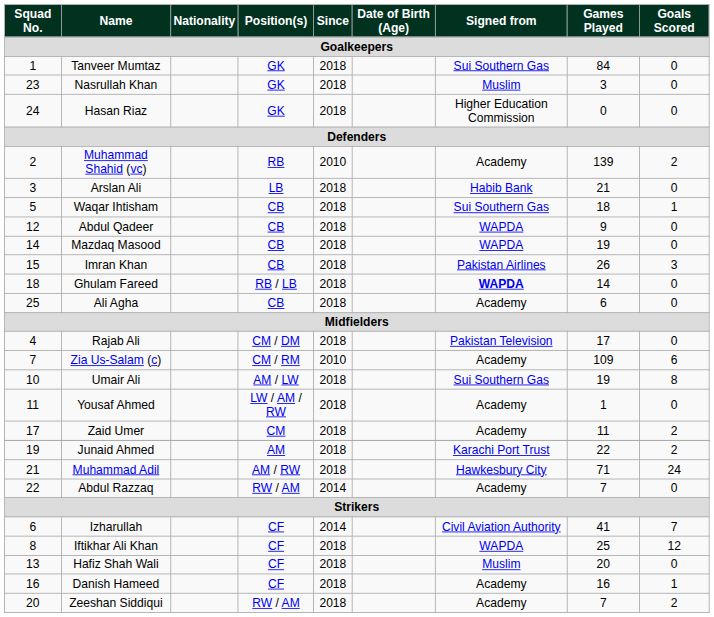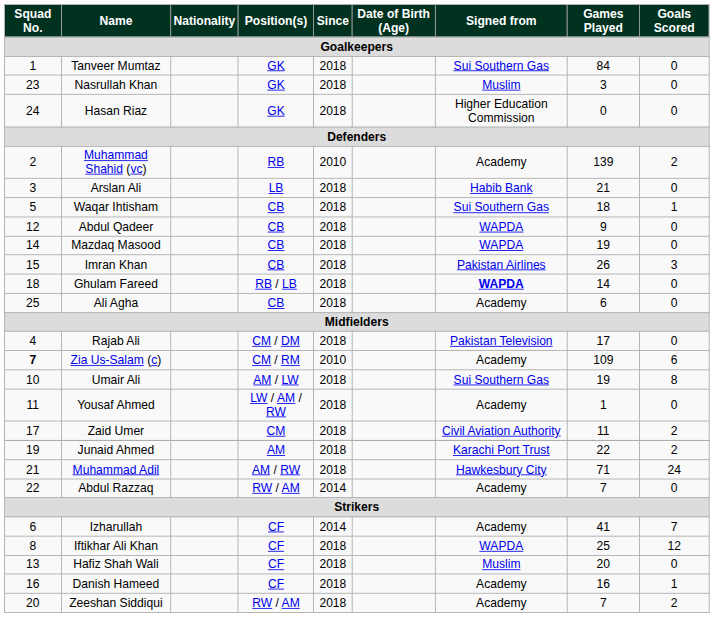(33, 360) normal -> (33, 360) bold
(501, 431) Academy -> (501, 431) Civil Aviation Authority
(501, 527) Civil Aviation Authority -> (501, 527) Academy
